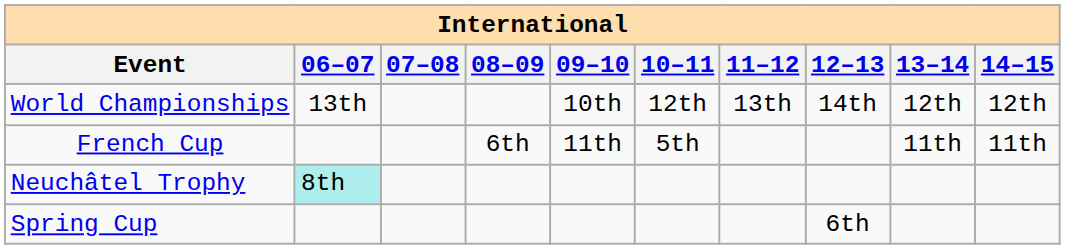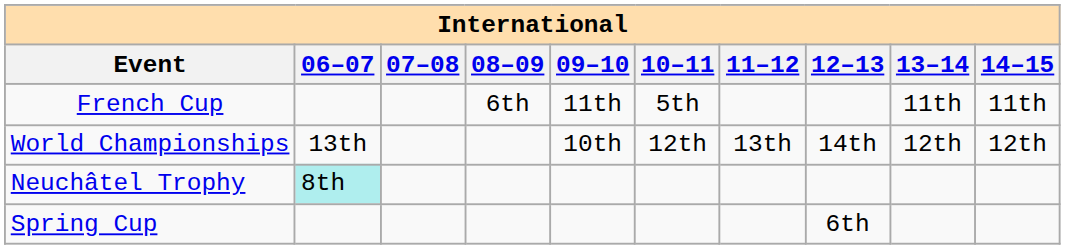rows swapped: (150, 105) <-> (150, 144)
